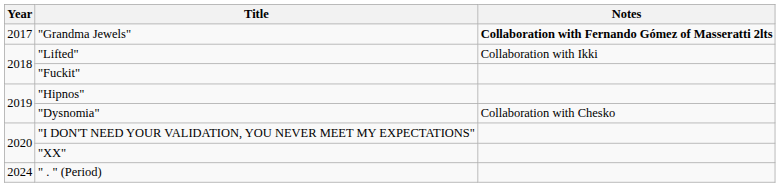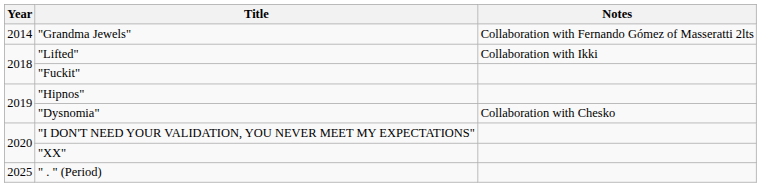(20, 34) 2017 -> (20, 34) 2014
(627, 34) bold -> (617, 34) normal
(20, 172) 2024 -> (20, 172) 2025
